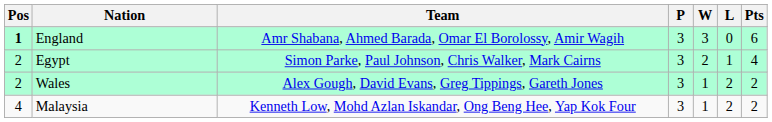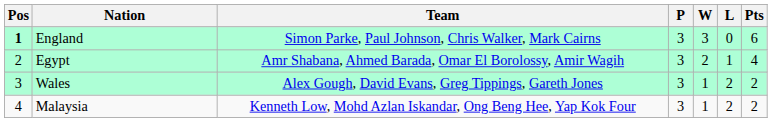(443, 38) Amr Shabana, Ahmed Barada, Omar El Borolossy, Amir Wagih -> (443, 38) Simon Parke, Paul Johnson, Chris Walker, Mark Cairns
(443, 60) Simon Parke, Paul Johnson, Chris Walker, Mark Cairns -> (443, 60) Amr Shabana, Ahmed Barada, Omar El Borolossy, Amir Wagih
(18, 83) 2 -> (18, 83) 3
